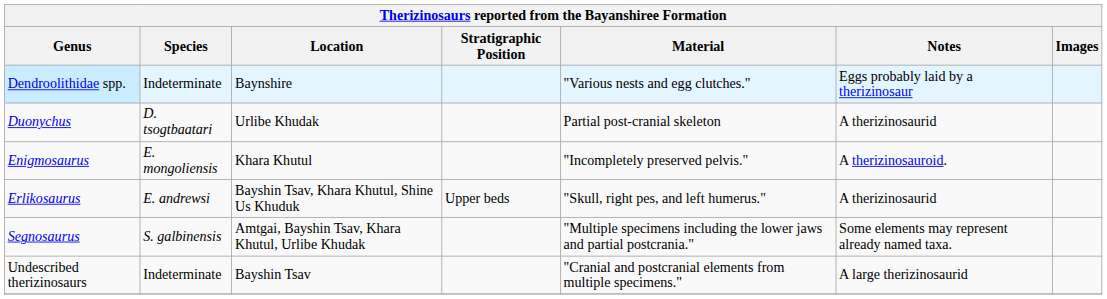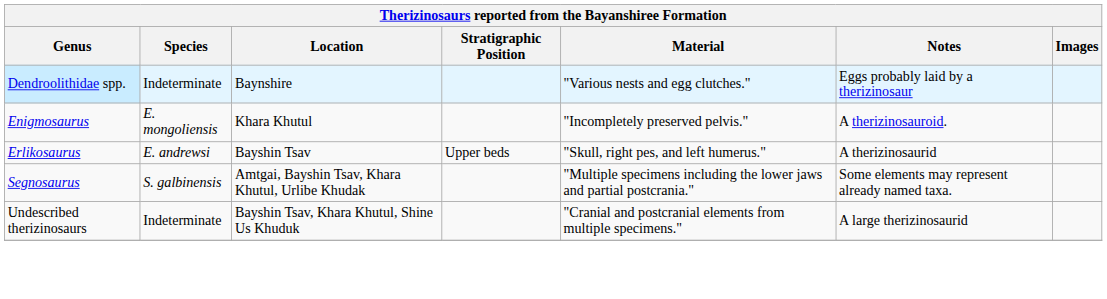- row: (39, 122)
(334, 198) Bayshin Tsav, Khara Khutul, Shine Us Khuduk -> (273, 152) Bayshin Tsav
(273, 274) Bayshin Tsav -> (334, 220) Bayshin Tsav, Khara Khutul, Shine Us Khuduk
